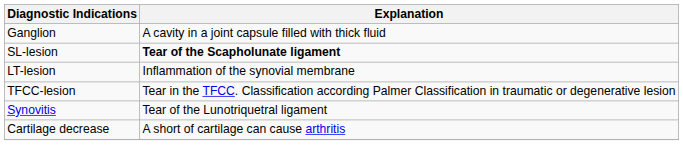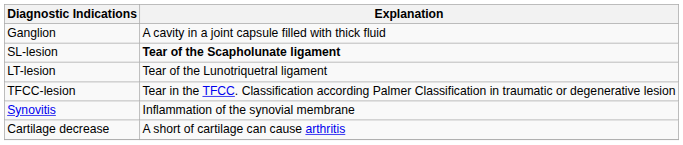(249, 71) Inflammation of the synovial membrane -> (235, 71) Tear of the Lunotriquetral ligament
(235, 110) Tear of the Lunotriquetral ligament -> (249, 110) Inflammation of the synovial membrane
